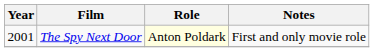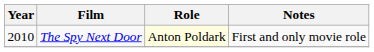(21, 36) 2001 -> (21, 36) 2010
